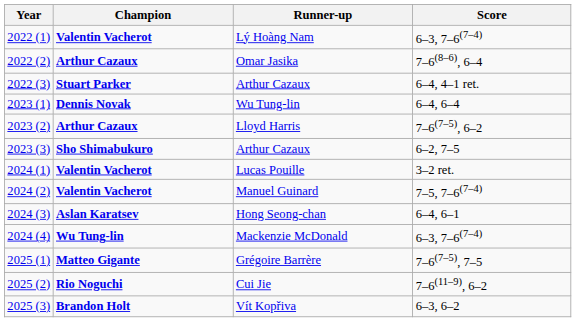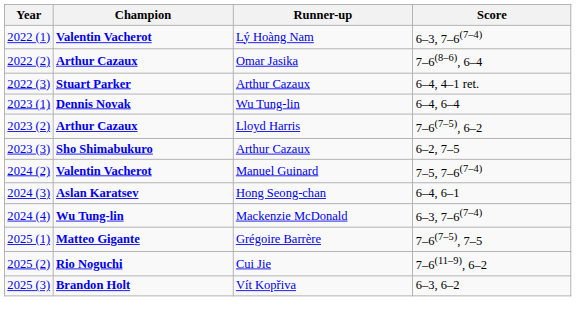- row: (29, 169)
